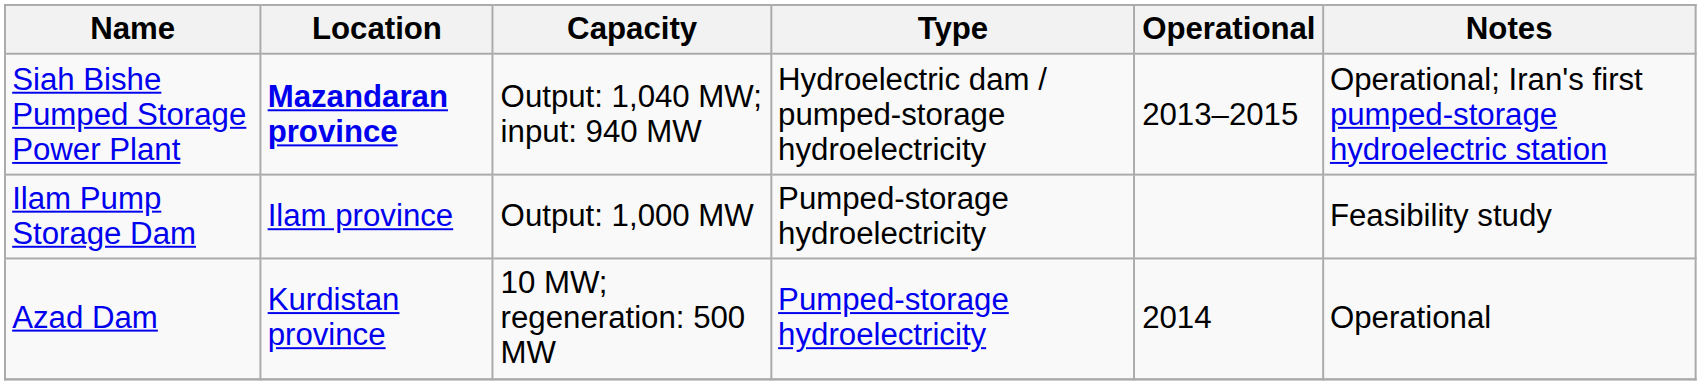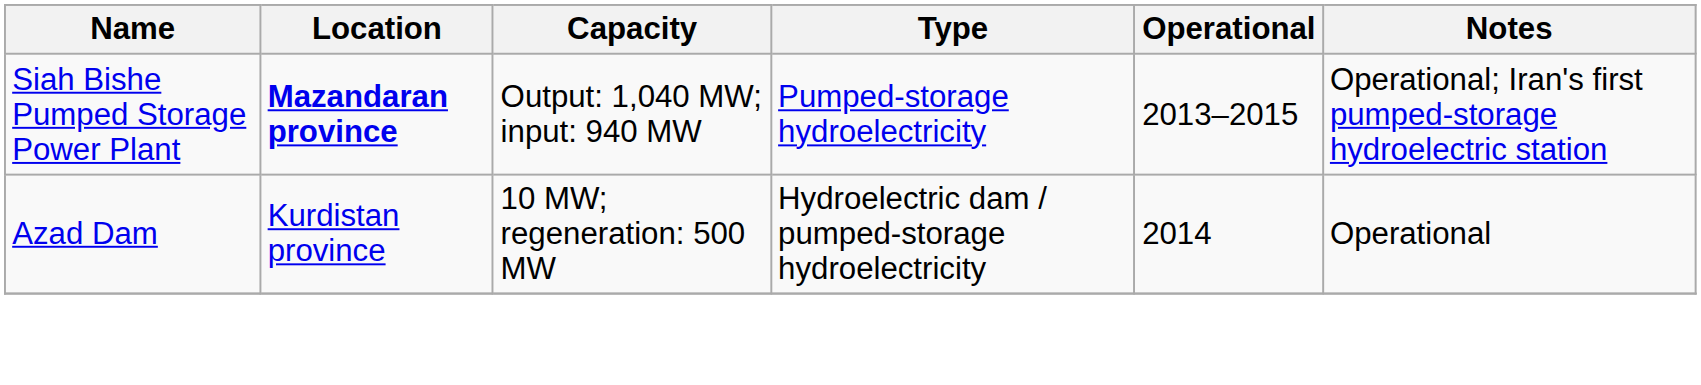(912, 113) Hydroelectric dam / pumped-storage hydroelectricity -> (893, 113) Pumped-storage hydroelectricity
- row: (104, 215)
(893, 318) Pumped-storage hydroelectricity -> (912, 233) Hydroelectric dam / pumped-storage hydroelectricity
